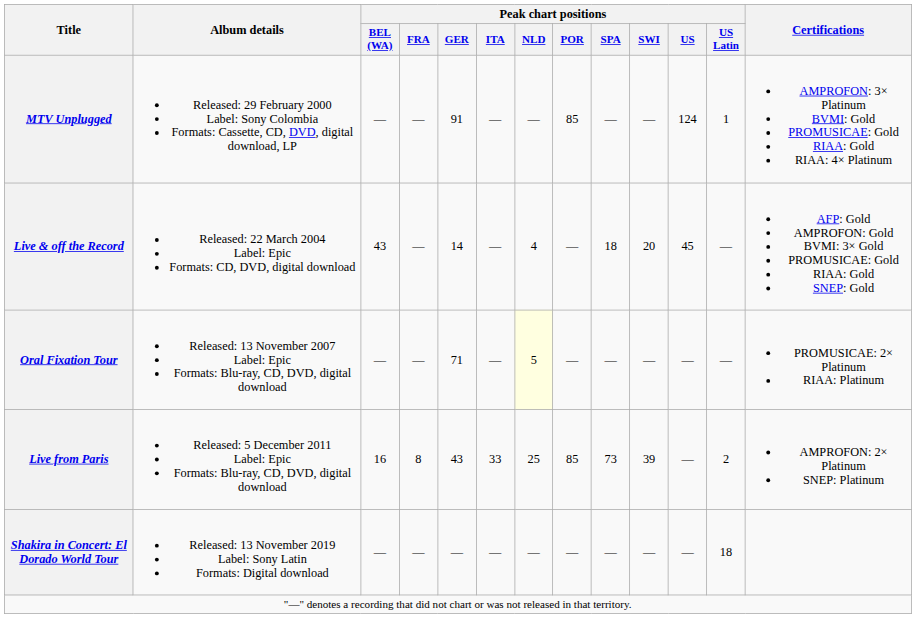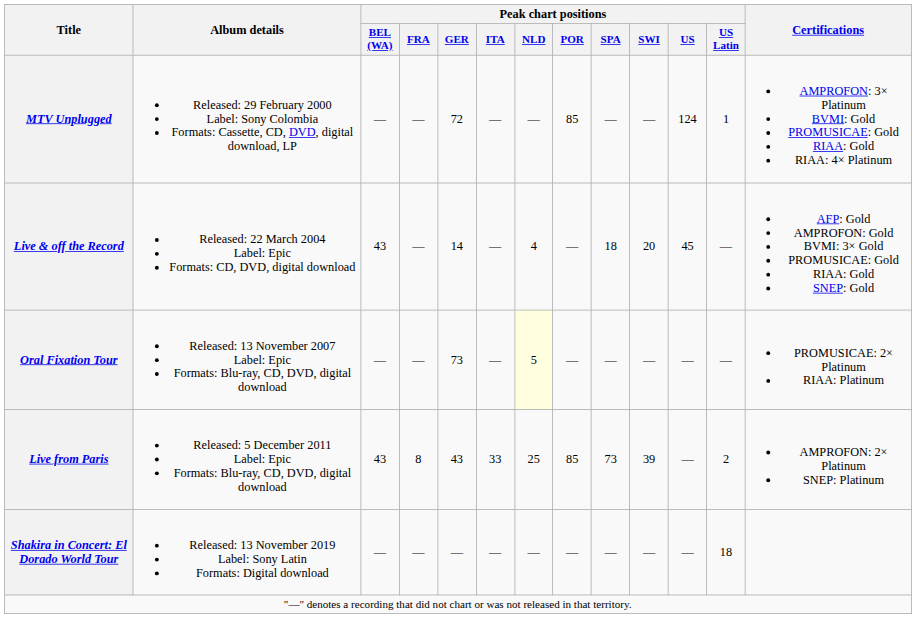(457, 119) 91 -> (457, 119) 72
(457, 359) 71 -> (457, 359) 73
(380, 459) 16 -> (380, 459) 43
